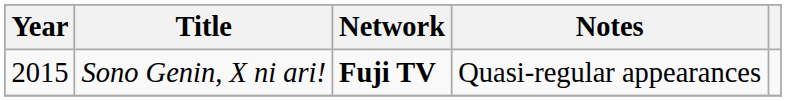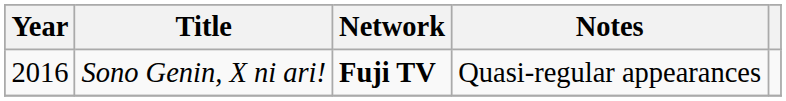(40, 72) 2015 -> (40, 72) 2016
